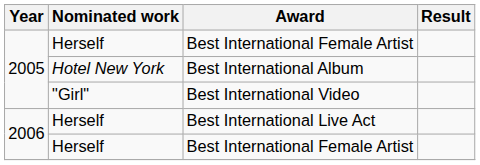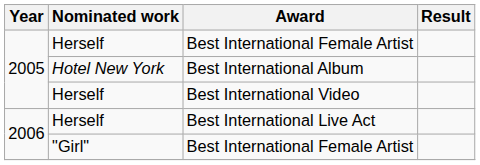(71, 95) "Girl" -> (78, 95) Herself
(78, 146) Herself -> (71, 146) "Girl"
